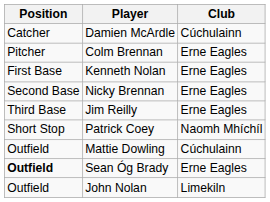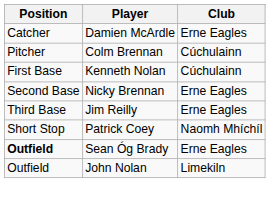(211, 33) Cúchulainn -> (214, 33) Erne Eagles
(214, 52) Erne Eagles -> (211, 52) Cúchulainn
(214, 71) Erne Eagles -> (211, 71) Cúchulainn
- row: (125, 149)
